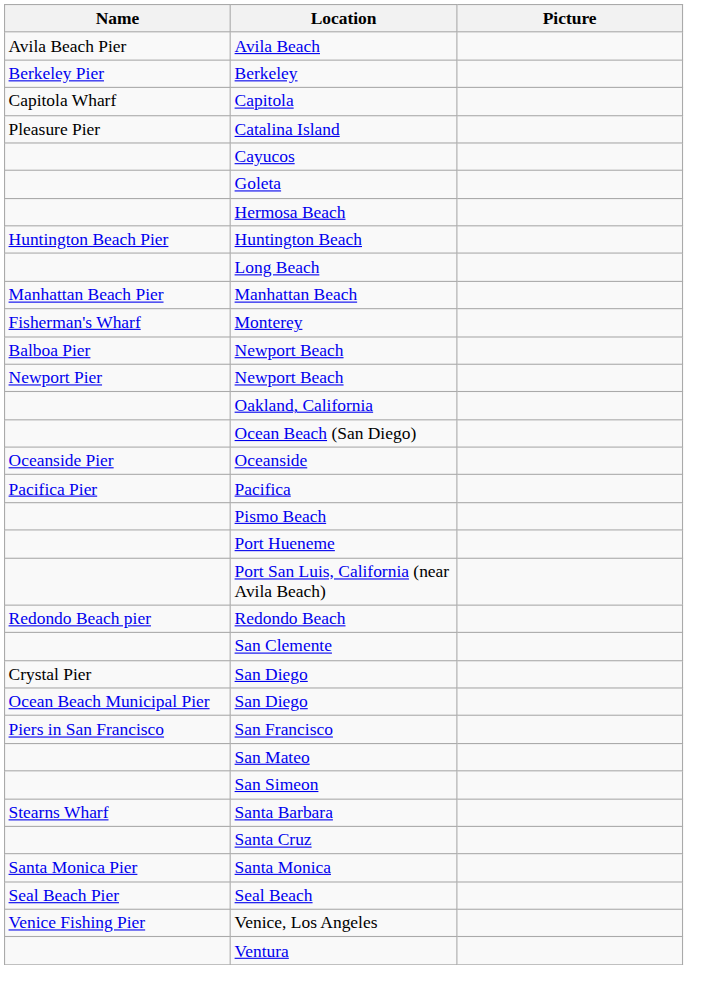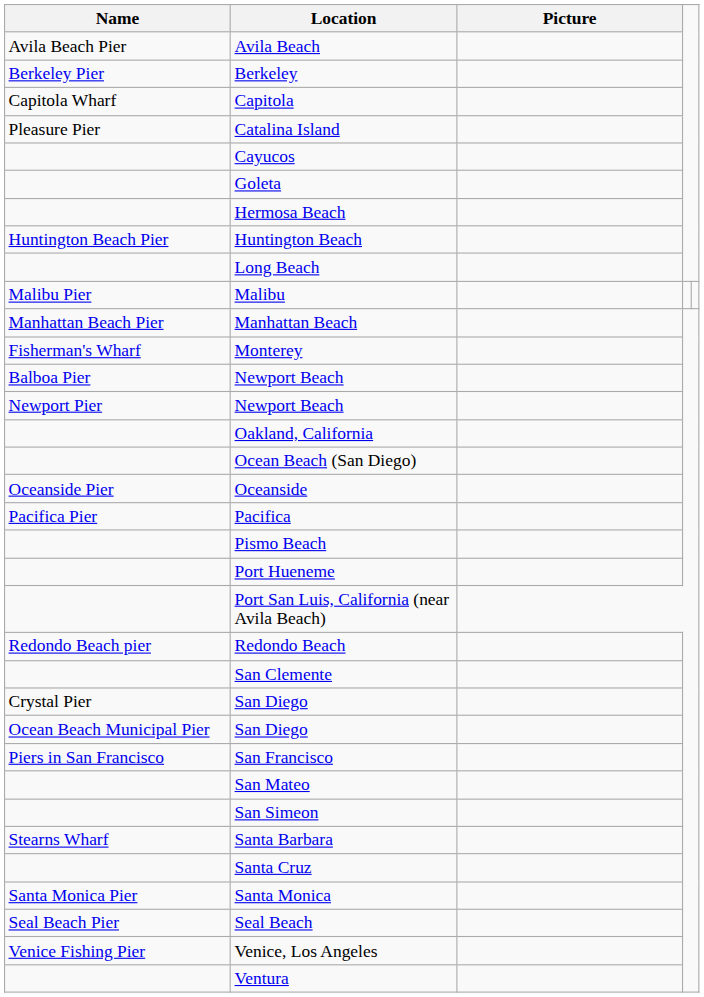+ row: (50, 294)
